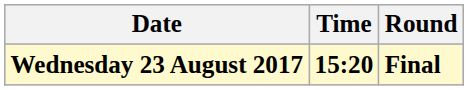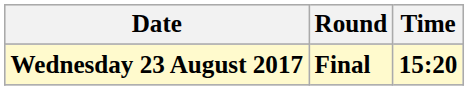columns swapped: (344, 24) <-> (421, 24)
